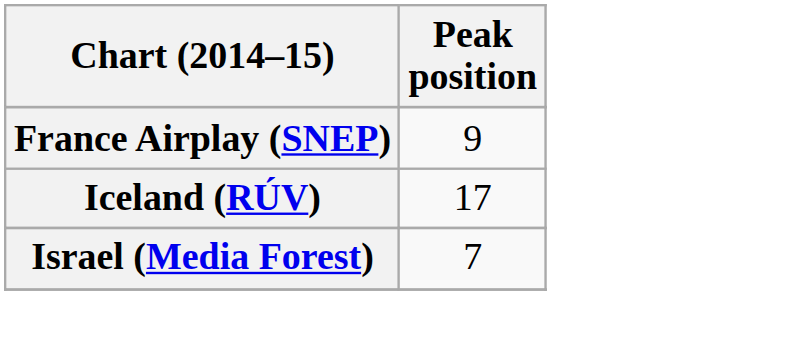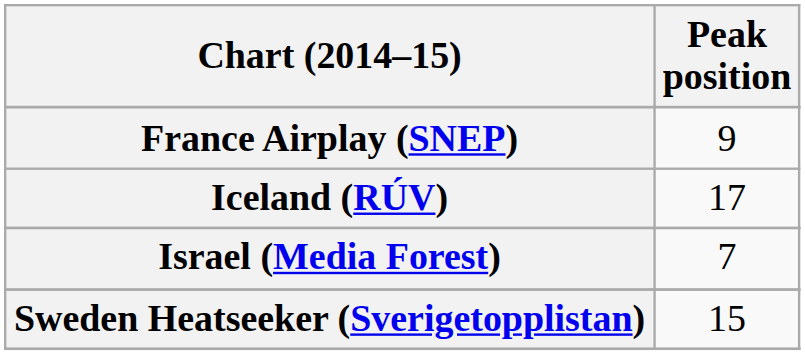+ row: (330, 317)
